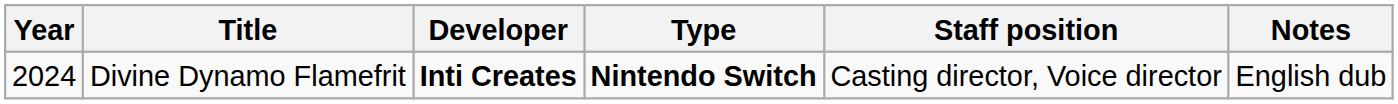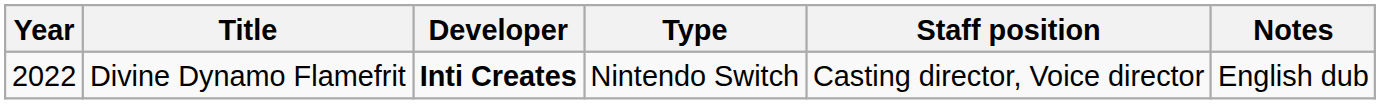(44, 76) 2024 -> (44, 76) 2022
(704, 76) bold -> (695, 76) normal
